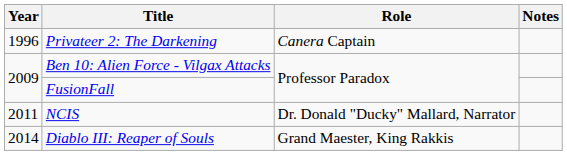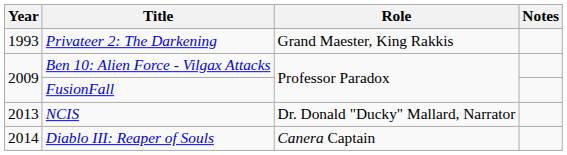(23, 41) 1996 -> (23, 41) 1993
(326, 41) Canera Captain -> (366, 41) Grand Maester, King Rakkis
(23, 114) 2011 -> (23, 114) 2013
(366, 138) Grand Maester, King Rakkis -> (326, 138) Canera Captain
